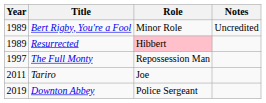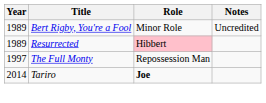(16, 75) 2011 -> (17, 75) 2014
(143, 75) normal -> (143, 75) bold
- row: (63, 91)
